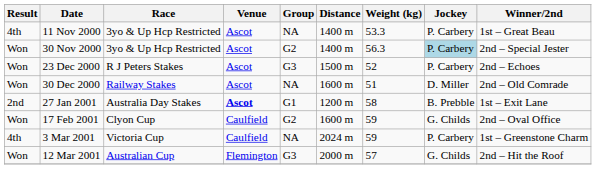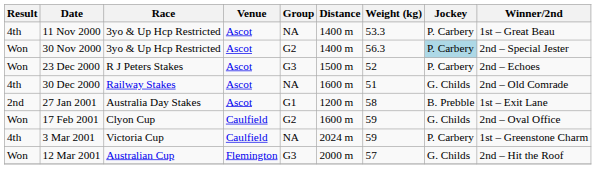(17, 84) Won -> (14, 84) 4th
(448, 84) D. Miller -> (449, 84) G. Childs
(239, 102) bold -> (239, 102) normal
